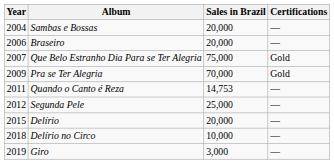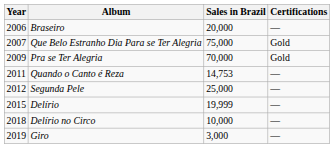- row: (64, 27)
(220, 120) 20,000 -> (220, 105) 19,999
